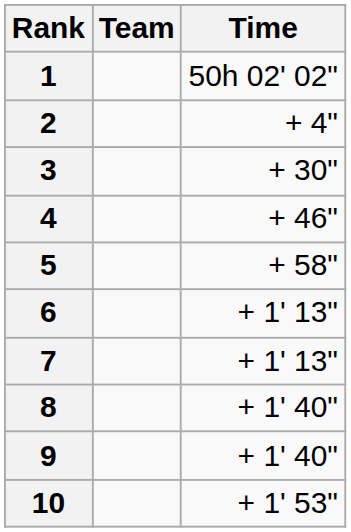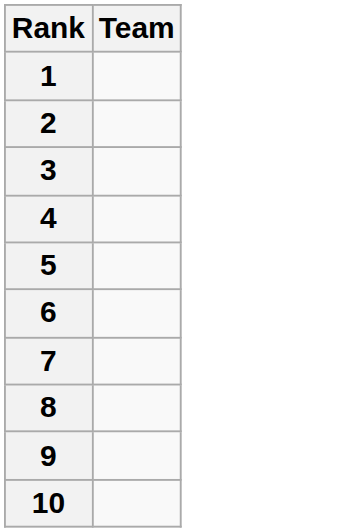- column: (263, 28)
